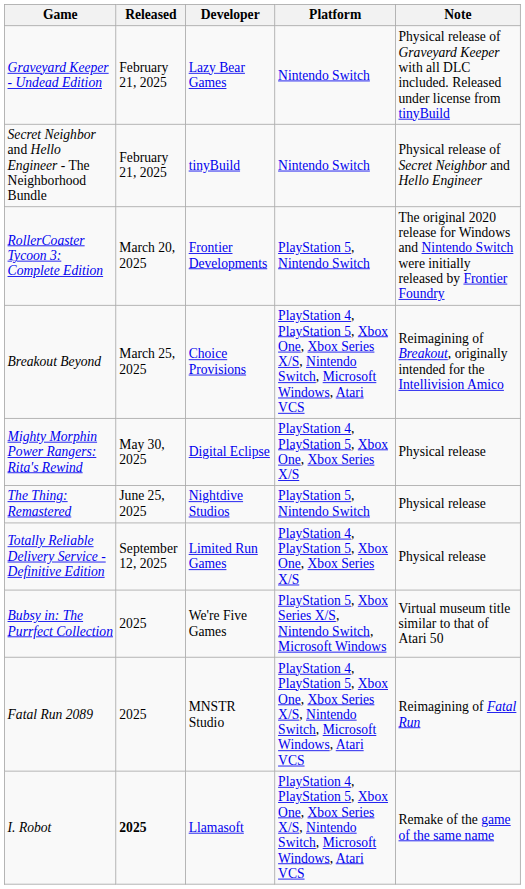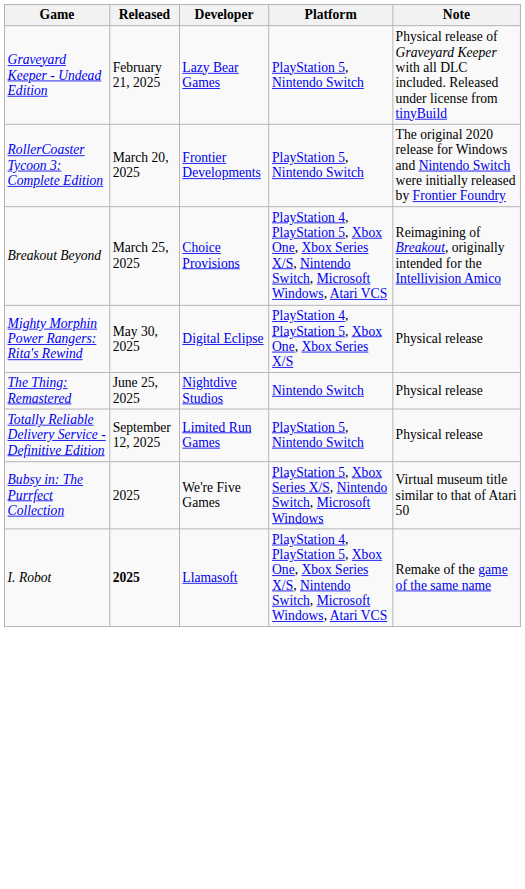(324, 75) Nintendo Switch -> (318, 75) PlayStation 5, Nintendo Switch
- row: (52, 165)
(324, 504) PlayStation 5, Nintendo Switch -> (318, 390) Nintendo Switch
(333, 556) PlayStation 4, PlayStation 5, Xbox One, Xbox Series X/S -> (318, 435) PlayStation 5, Nintendo Switch
- row: (50, 714)
